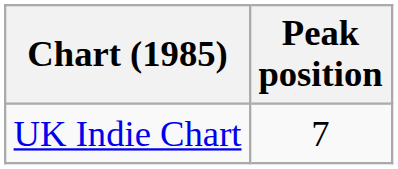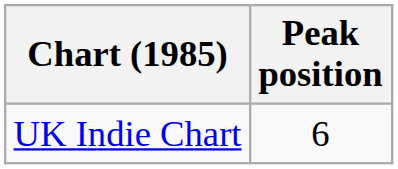(321, 132) 7 -> (321, 132) 6
